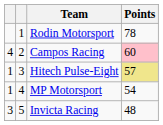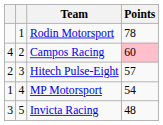(10, 71) 1 -> (10, 71) 2
(130, 71) khaki background -> (130, 71) no background
